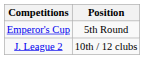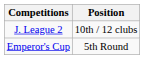rows swapped: (38, 46) <-> (38, 29)
